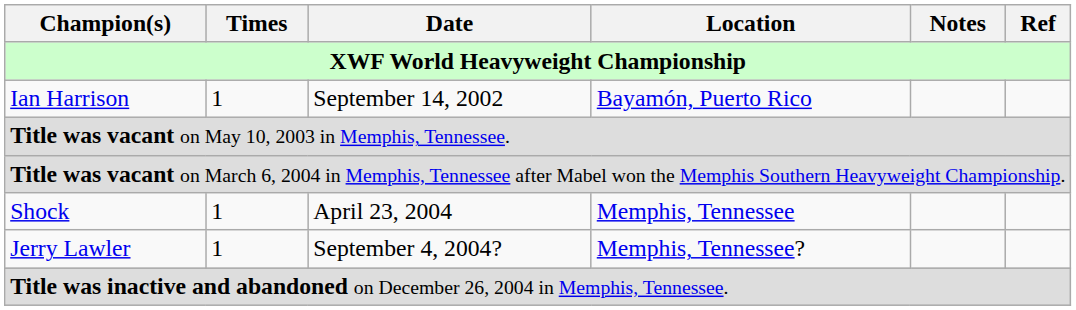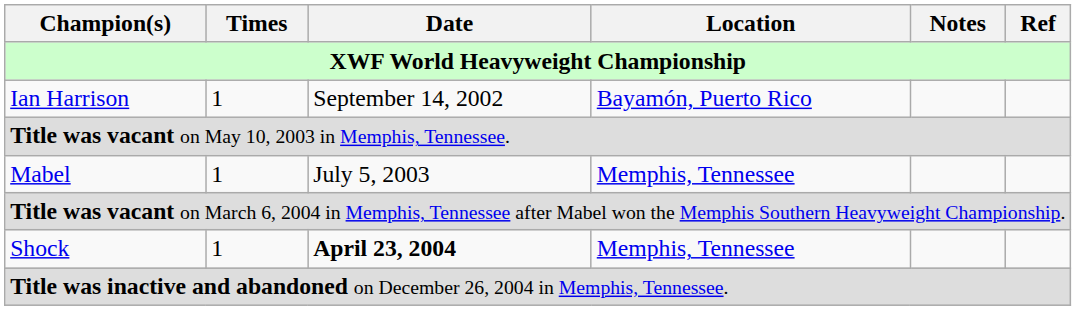+ row: (40, 173)
(383, 211) normal -> (385, 248) bold
- row: (70, 248)
